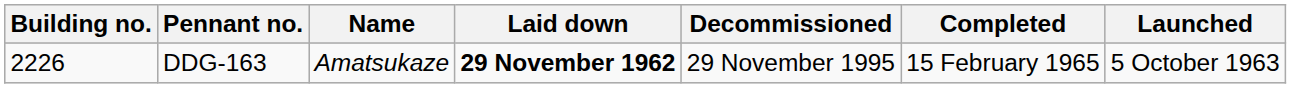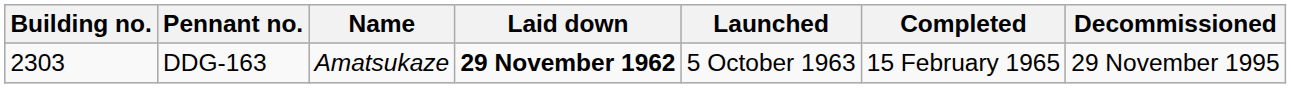columns swapped: (1195, 23) <-> (791, 23)
(38, 62) 2226 -> (38, 62) 2303
